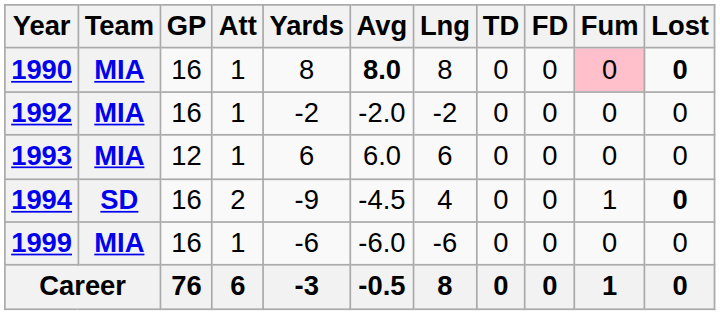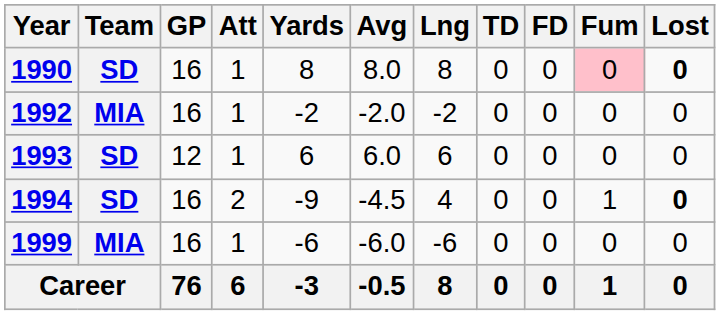(119, 69) MIA -> (119, 69) SD
(382, 69) bold -> (382, 69) normal
(119, 156) MIA -> (119, 156) SD
